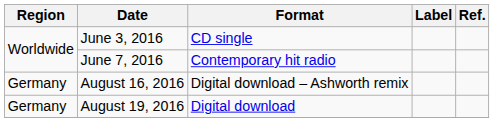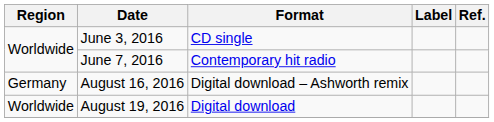(37, 106) Germany -> (41, 106) Worldwide
